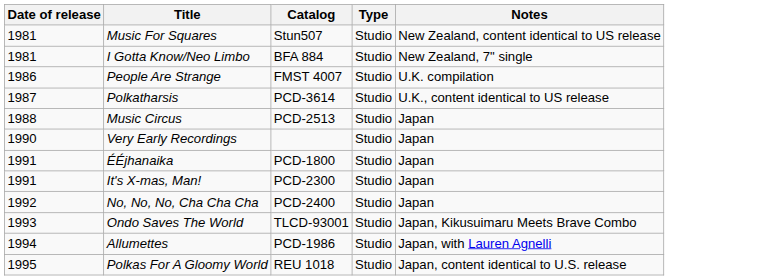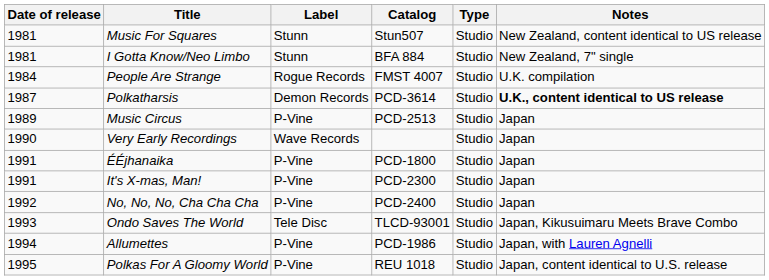+ column: (321, 14)
(22, 77) 1986 -> (22, 77) 1984
(504, 98) normal -> (611, 98) bold
(22, 118) 1988 -> (22, 118) 1989
